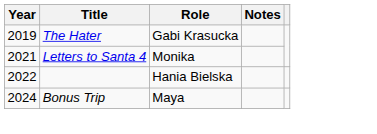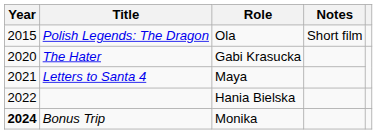+ row: (126, 35)
(22, 35) 2019 -> (22, 56) 2020
(173, 56) Monika -> (231, 77) Maya
(22, 98) normal -> (22, 118) bold
(168, 98) Maya -> (236, 118) Monika
